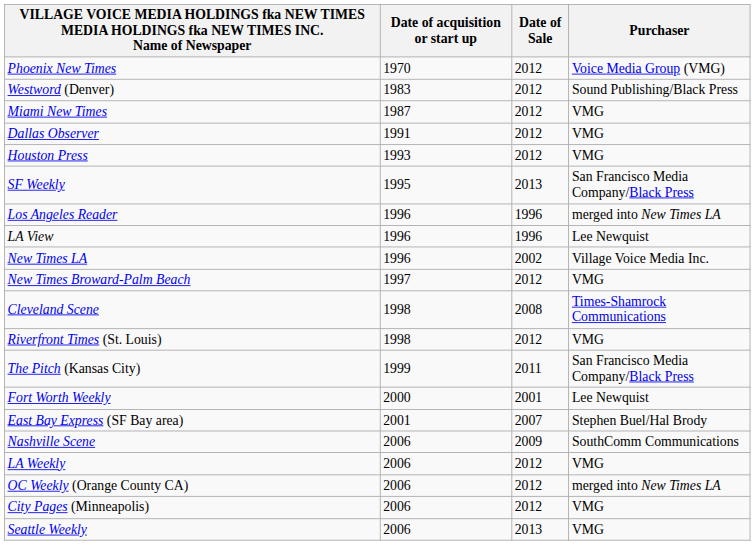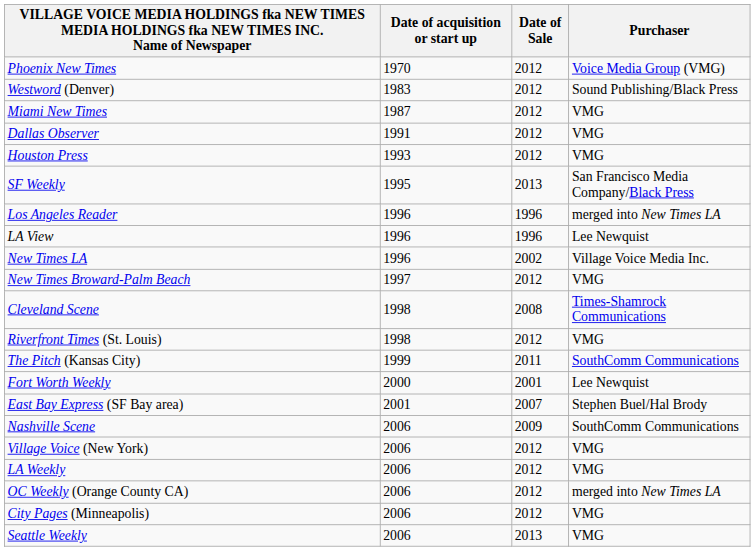(633, 368) San Francisco Media Company/Black Press -> (655, 361) SouthComm Communications
+ row: (78, 448)
